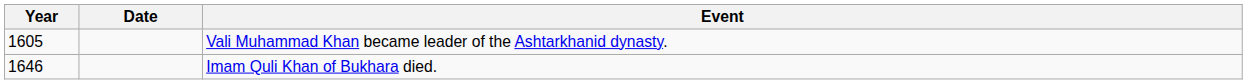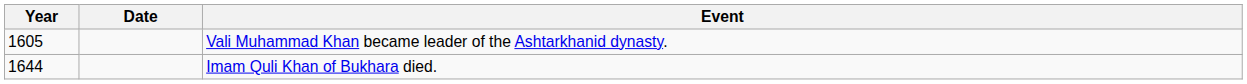(26, 66) 1646 -> (26, 66) 1644
